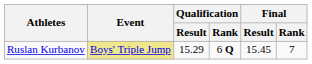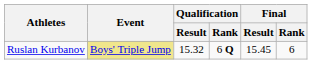(191, 50) 15.29 -> (191, 50) 15.32
(292, 50) 7 -> (292, 50) 6
